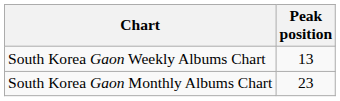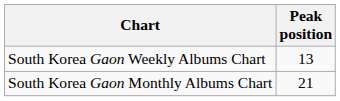(306, 83) 23 -> (306, 83) 21
